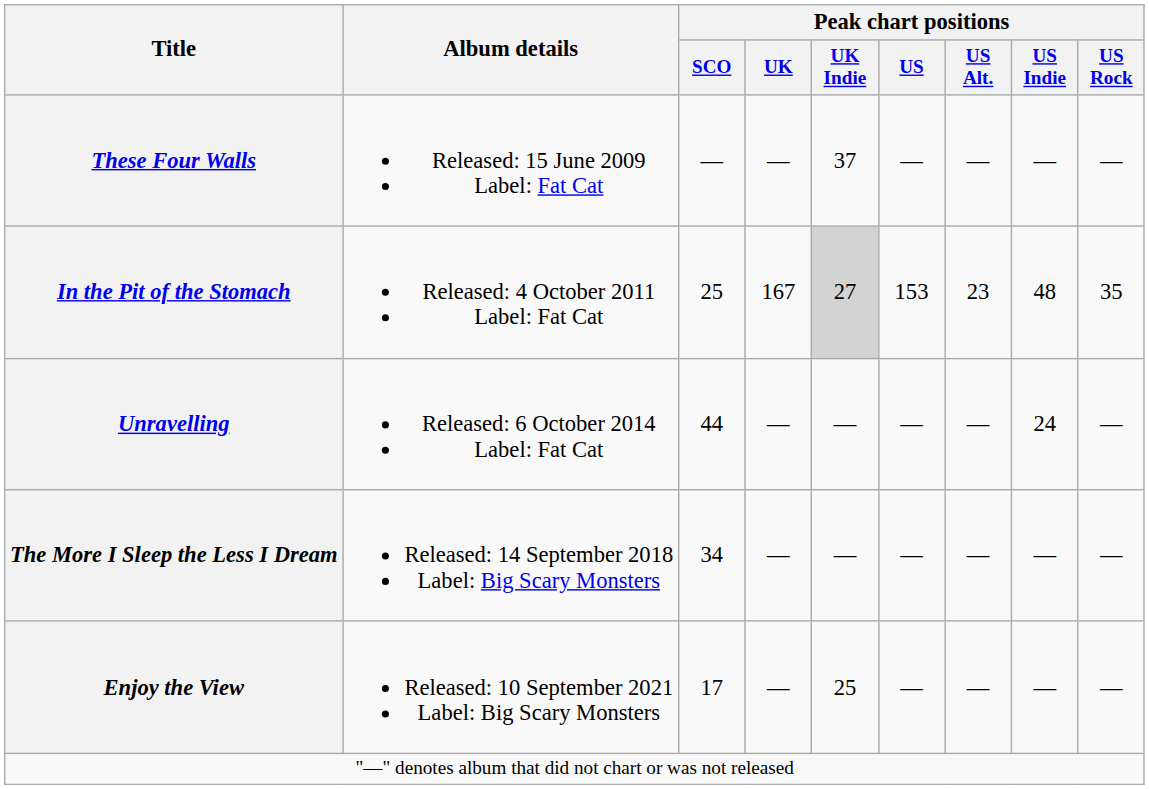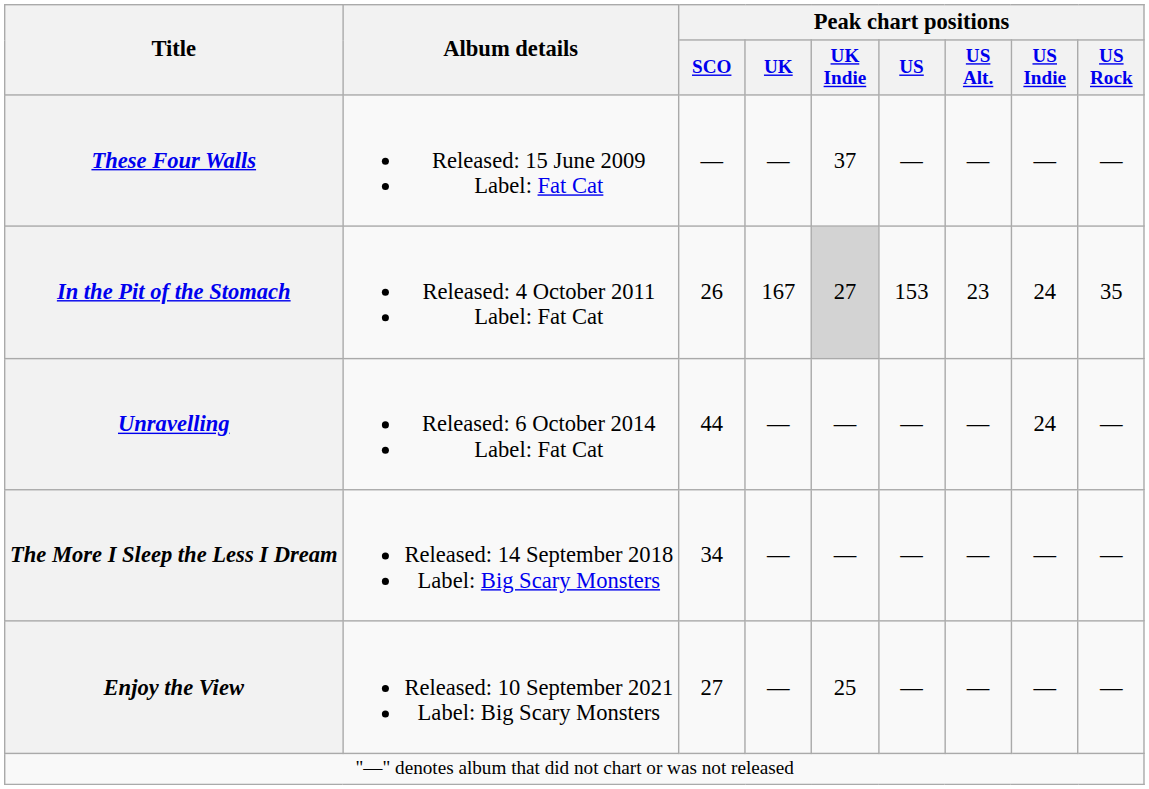(712, 291) 25 -> (712, 291) 26
(1045, 291) 48 -> (1045, 291) 24
(712, 686) 17 -> (712, 686) 27
